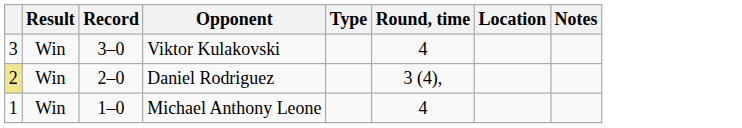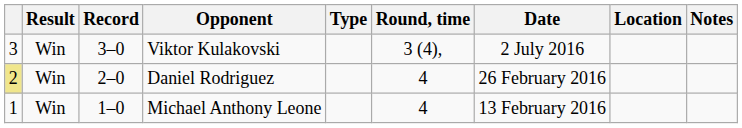+ column: (542, 19)
(423, 49) 4 -> (423, 49) 3 (4),
(423, 78) 3 (4), -> (423, 78) 4
